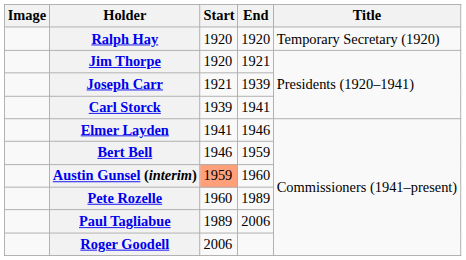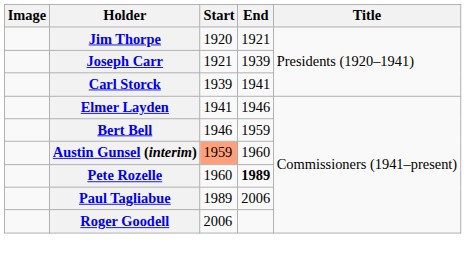- row: (125, 38)
(256, 198) normal -> (256, 175) bold
